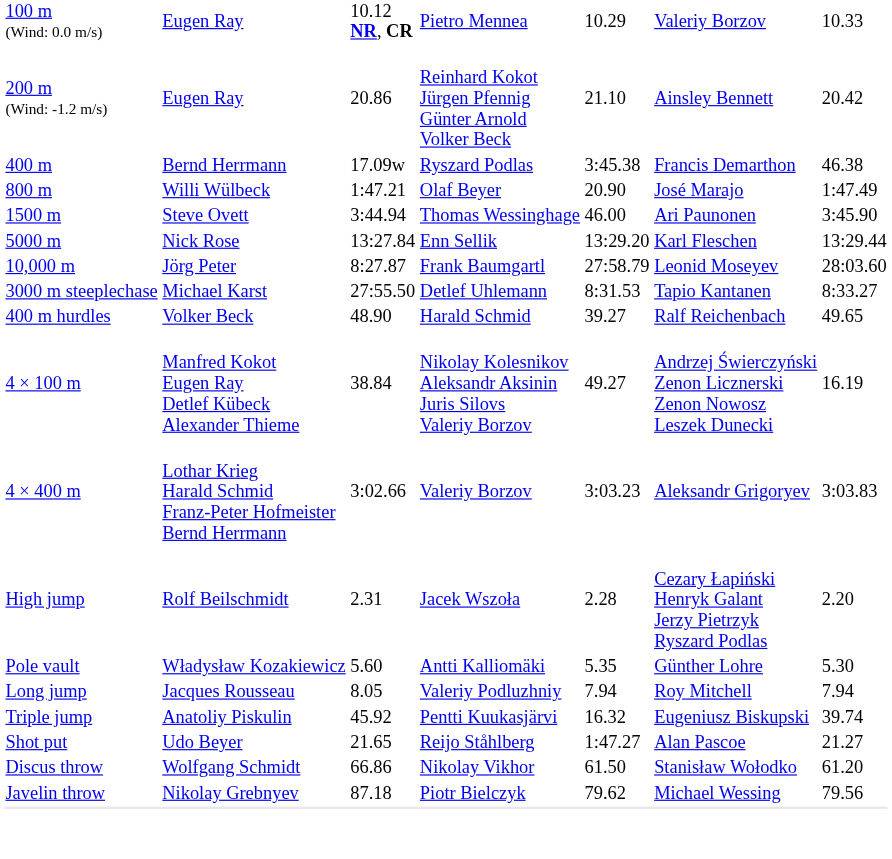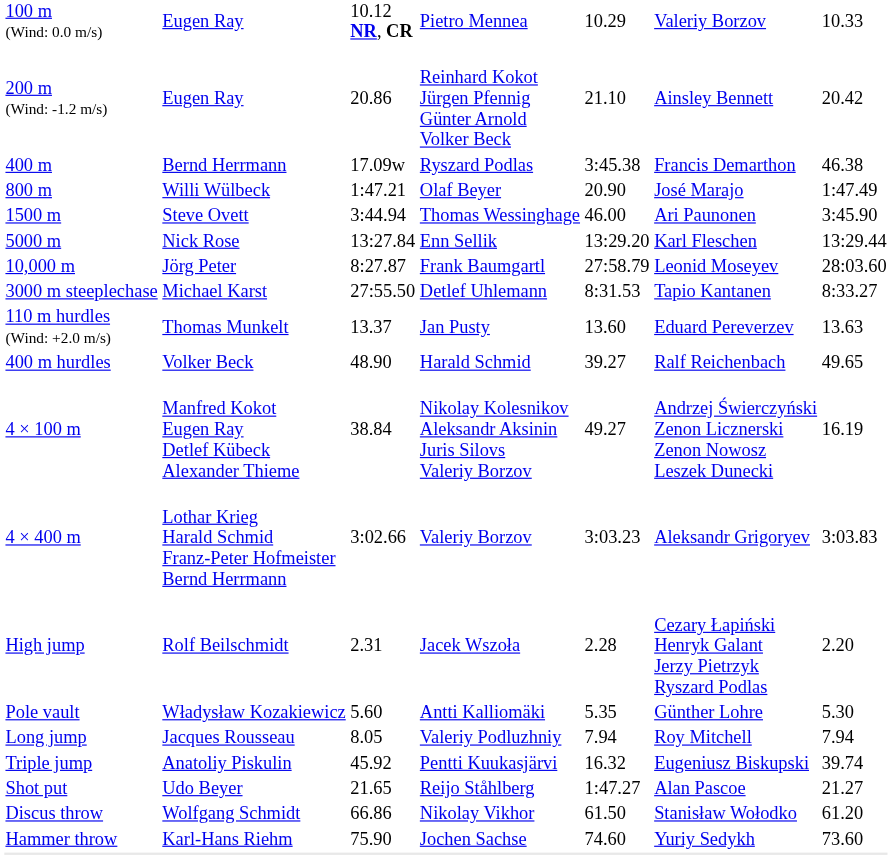+ row: (58, 326)
+ row: (61, 838)
- row: (55, 792)
